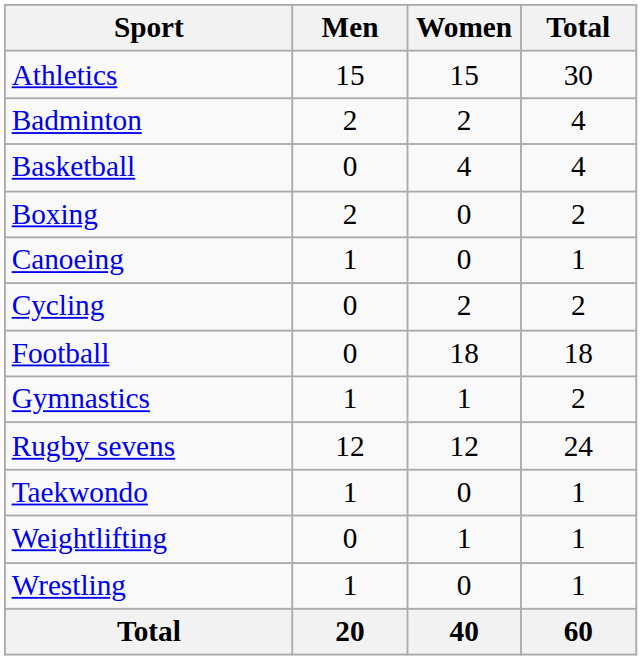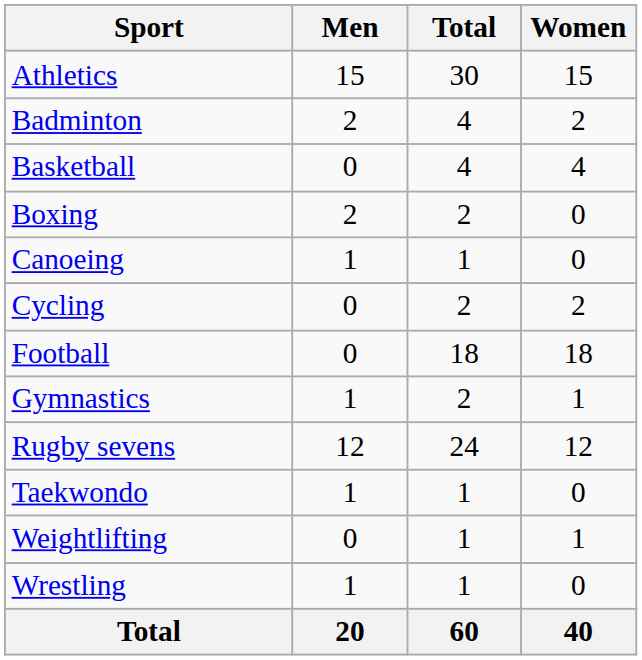columns swapped: (464, 27) <-> (578, 27)
